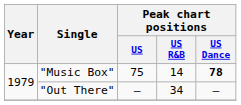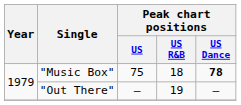(176, 72) 14 -> (176, 72) 18
(176, 91) 34 -> (176, 91) 19
